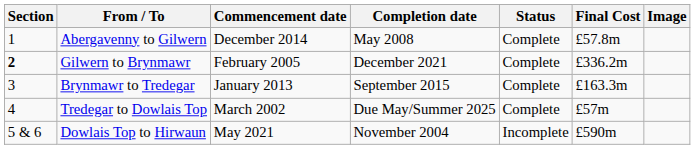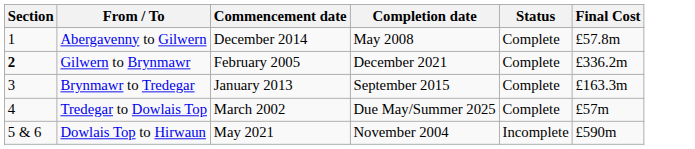- column: (667, 16)
